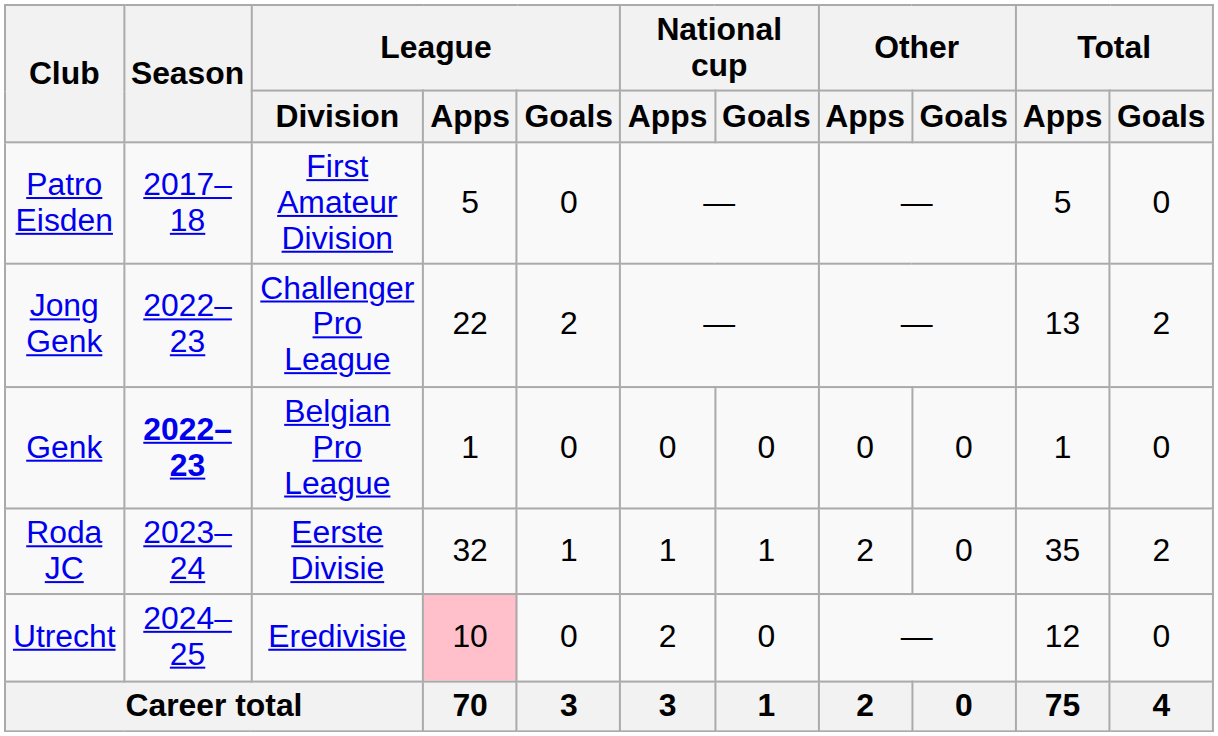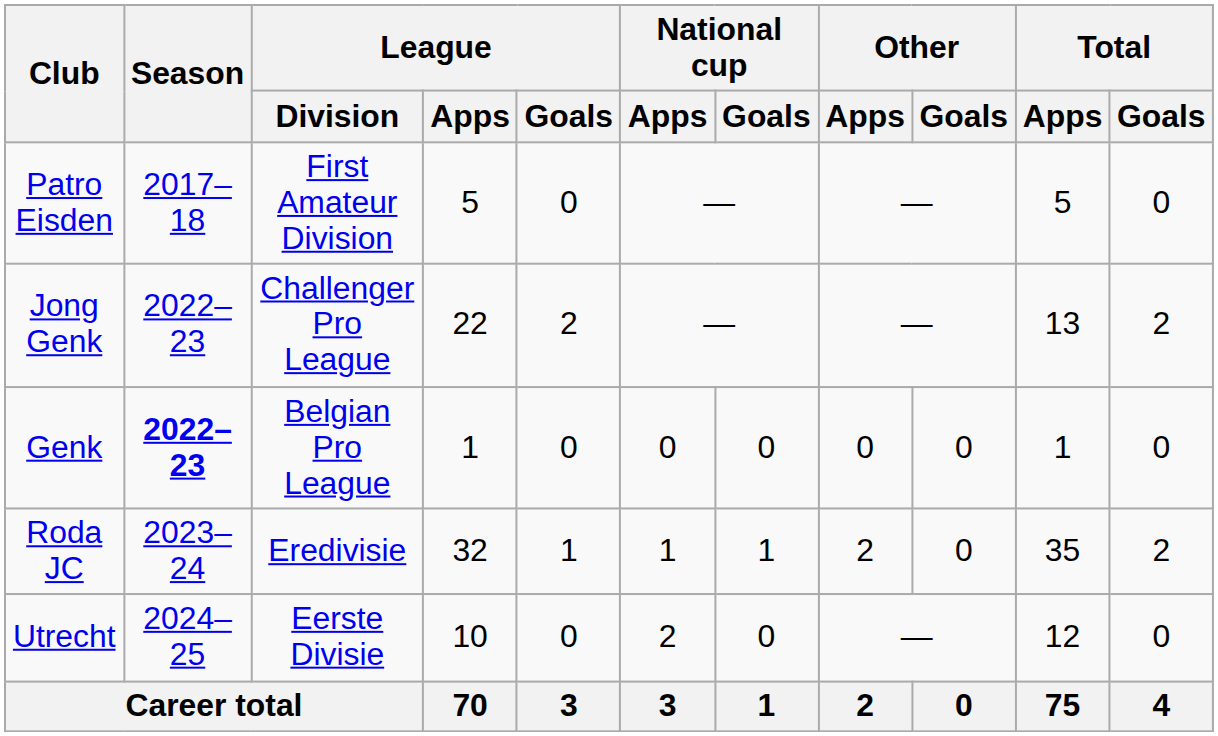(337, 550) Eerste Divisie -> (337, 550) Eredivisie
(337, 637) Eredivisie -> (337, 637) Eerste Divisie
(470, 637) pink background -> (470, 637) no background
